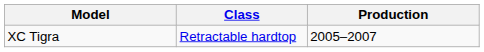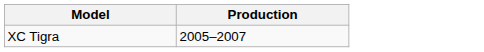- column: (242, 15)
